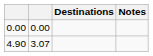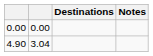(40, 43) 3.07 -> (40, 43) 3.04
